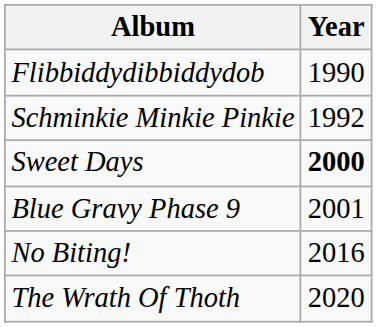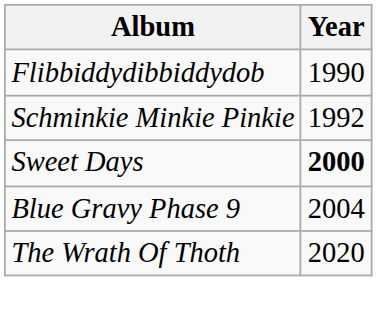(336, 207) 2001 -> (336, 207) 2004
- row: (71, 252)
